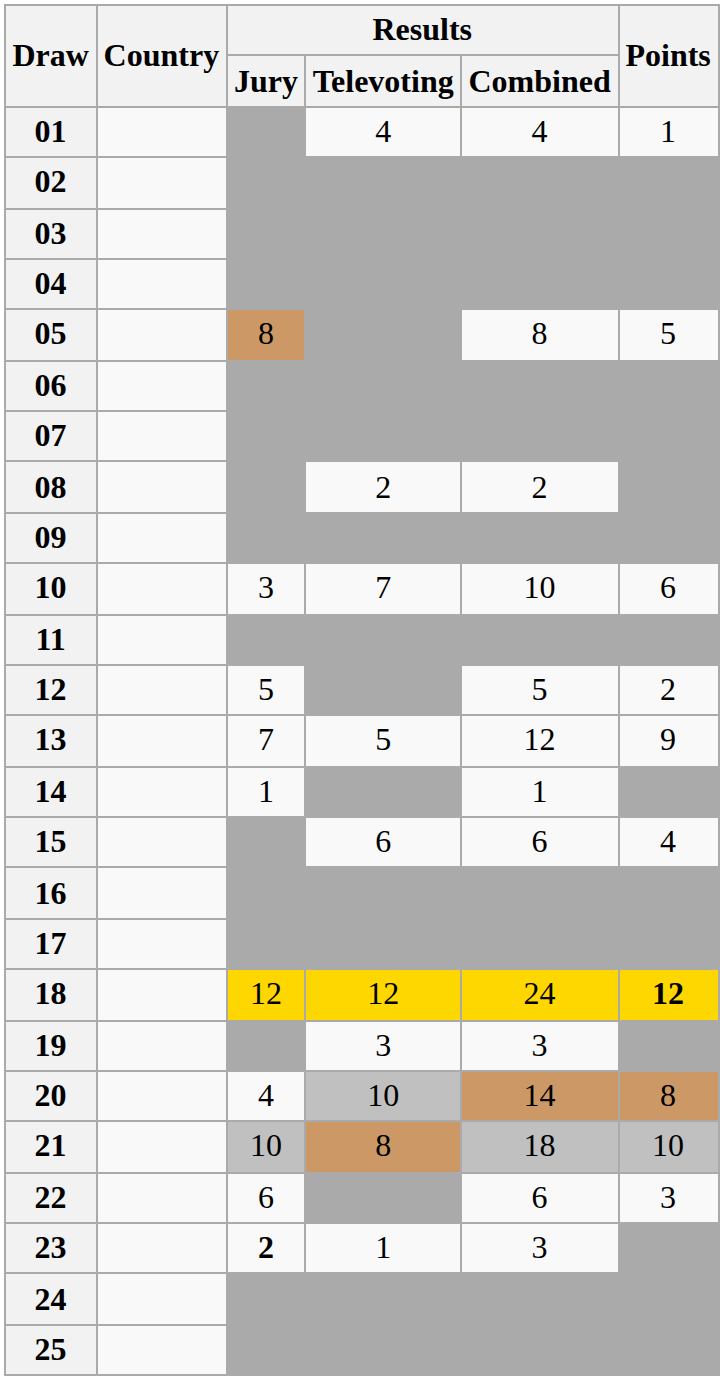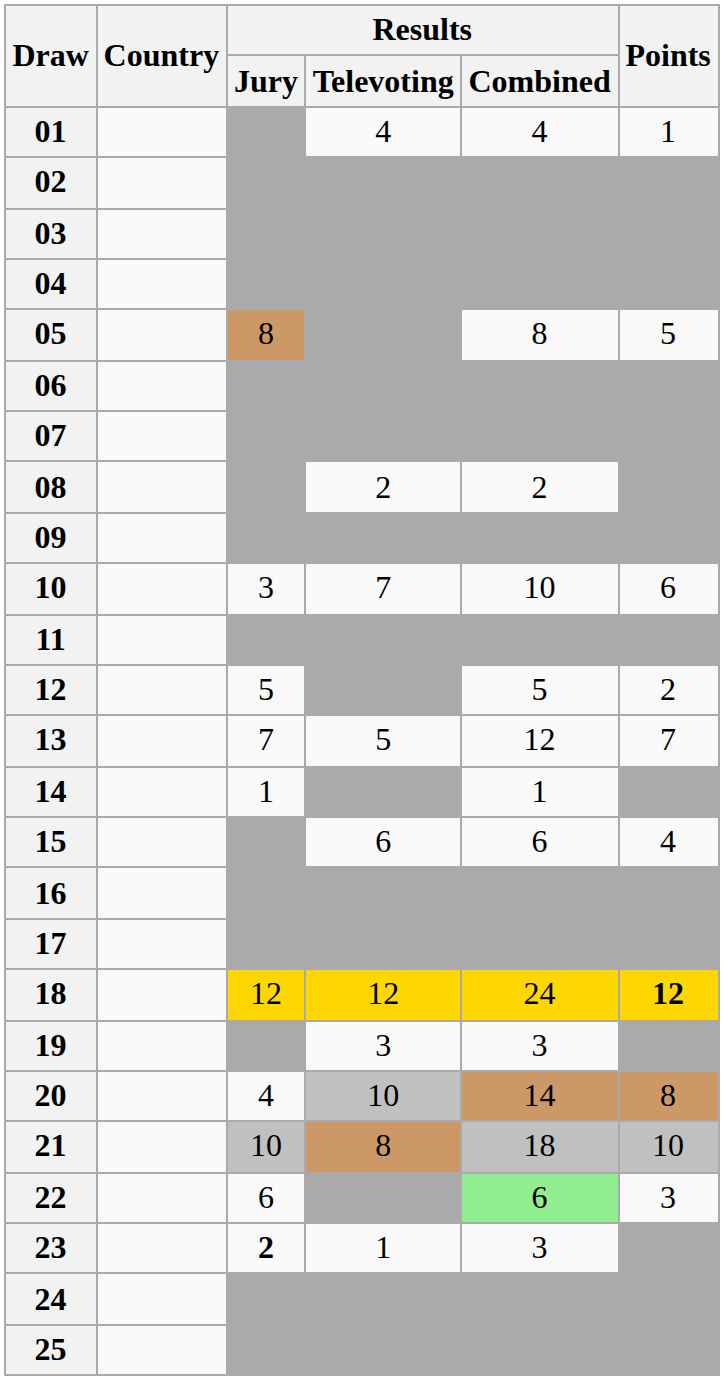(668, 740) 9 -> (668, 740) 7
(540, 1197) no background -> (540, 1197) lightgreen background
